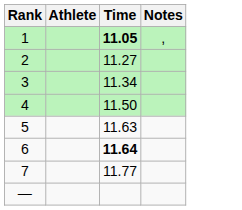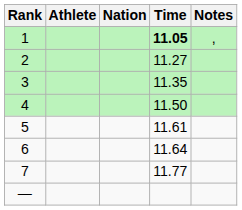+ column: (125, 15)
(120, 82) 11.34 -> (170, 82) 11.35
(120, 127) 11.63 -> (170, 127) 11.61
(120, 149) bold -> (170, 149) normal
